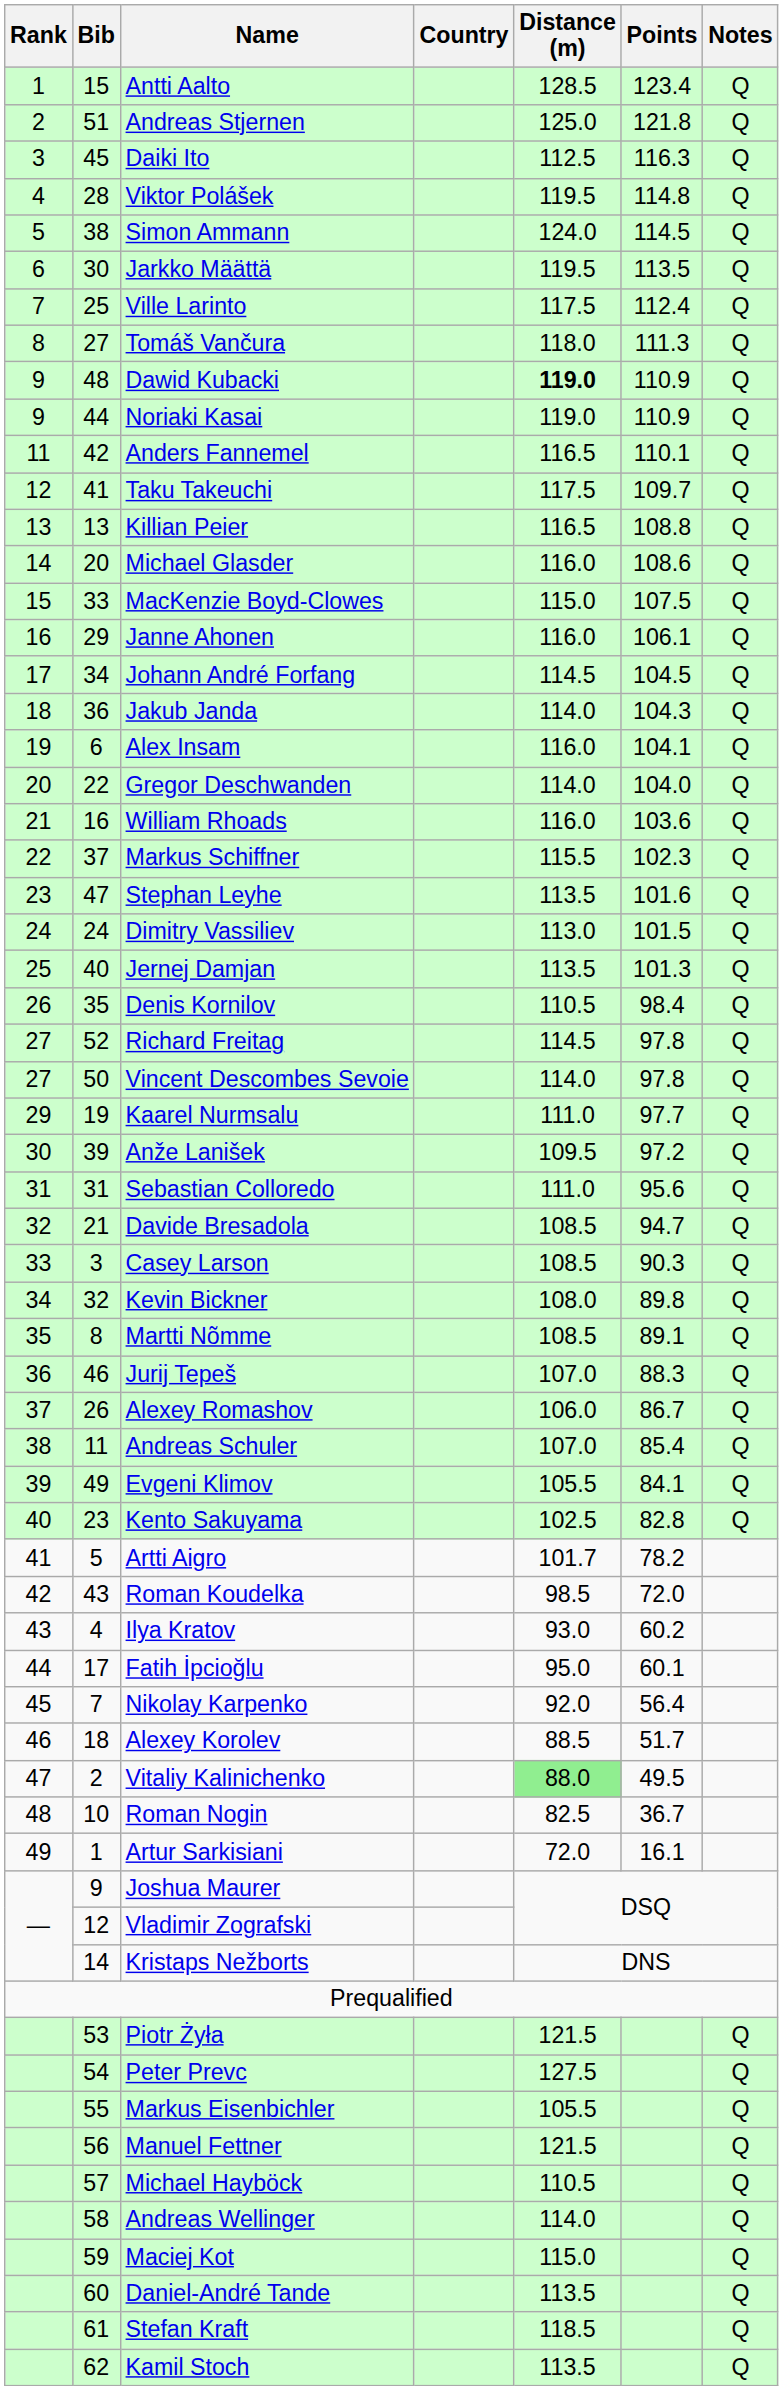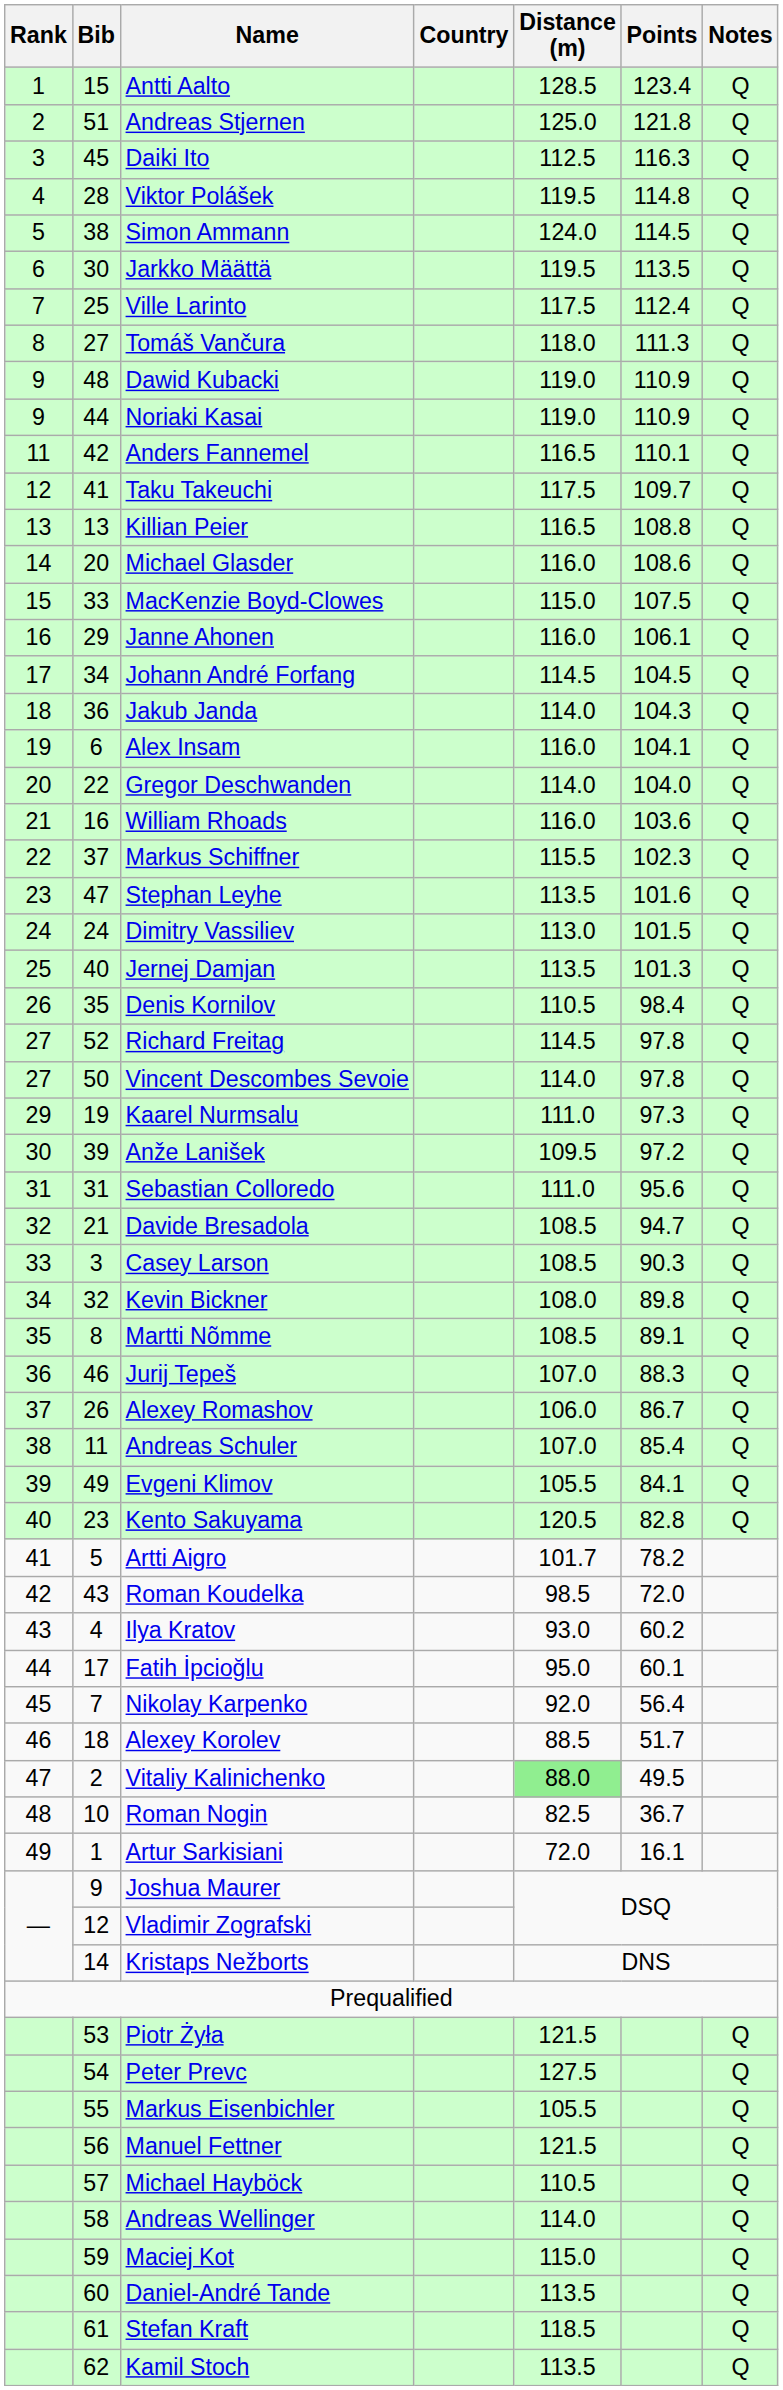(568, 380) bold -> (568, 380) normal
(662, 1116) 97.7 -> (662, 1116) 97.3
(568, 1520) 102.5 -> (568, 1520) 120.5
